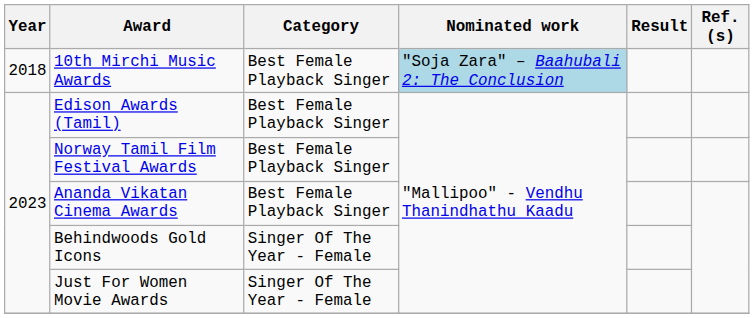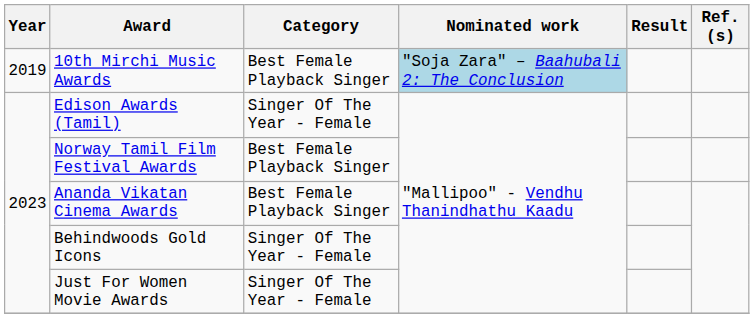(27, 71) 2018 -> (27, 71) 2019
(319, 115) Best Female Playback Singer -> (310, 115) Singer Of The Year - Female
